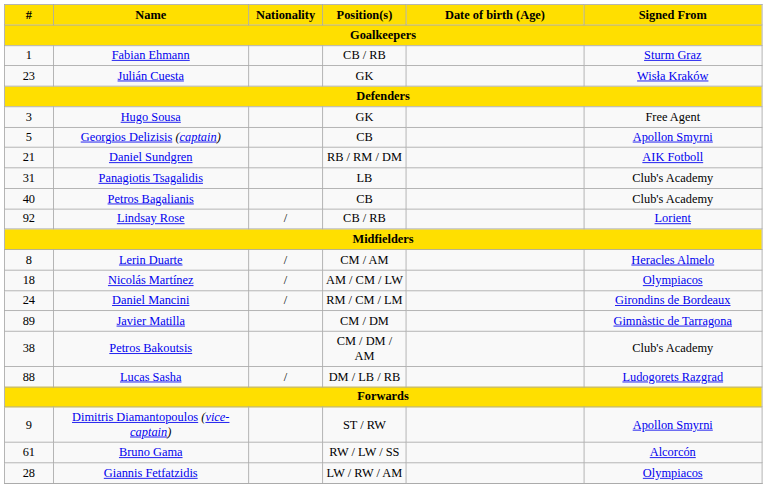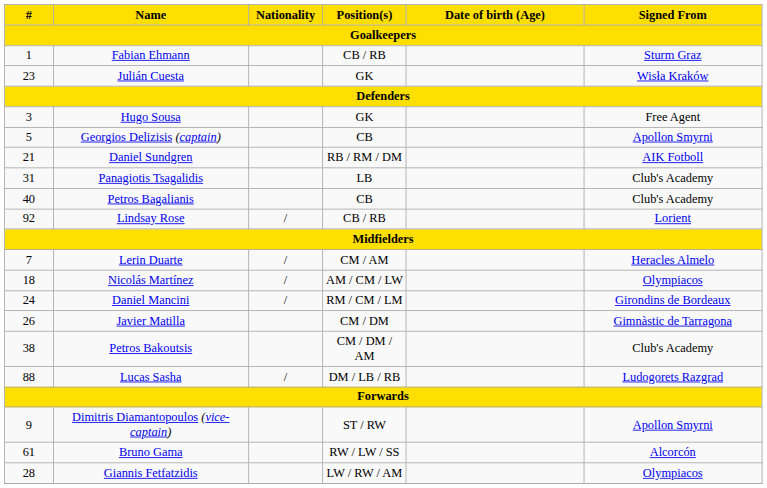(29, 260) 8 -> (29, 260) 7
(29, 321) 89 -> (29, 321) 26
